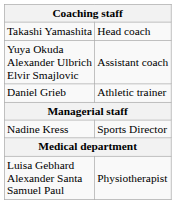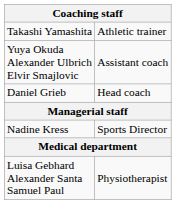(124, 31) Head coach -> (132, 31) Athletic trainer
(132, 93) Athletic trainer -> (124, 93) Head coach
